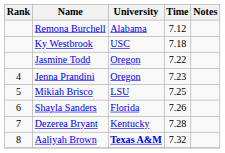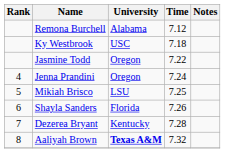(177, 76) 7.23 -> (177, 76) 7.24
